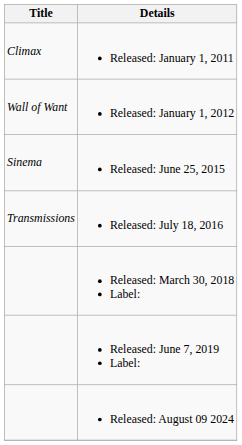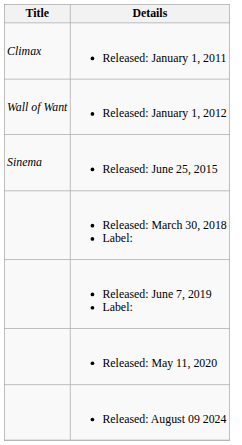- row: (157, 225)
+ row: (150, 363)
